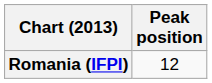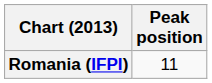(170, 64) 12 -> (170, 64) 11
